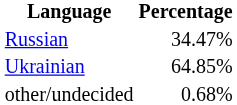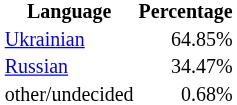rows swapped: (45, 66) <-> (36, 39)
